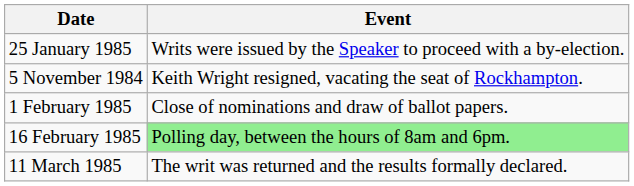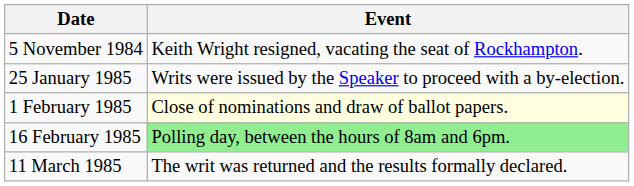rows swapped: (76, 78) <-> (70, 48)
(330, 107) no background -> (330, 107) lightyellow background
